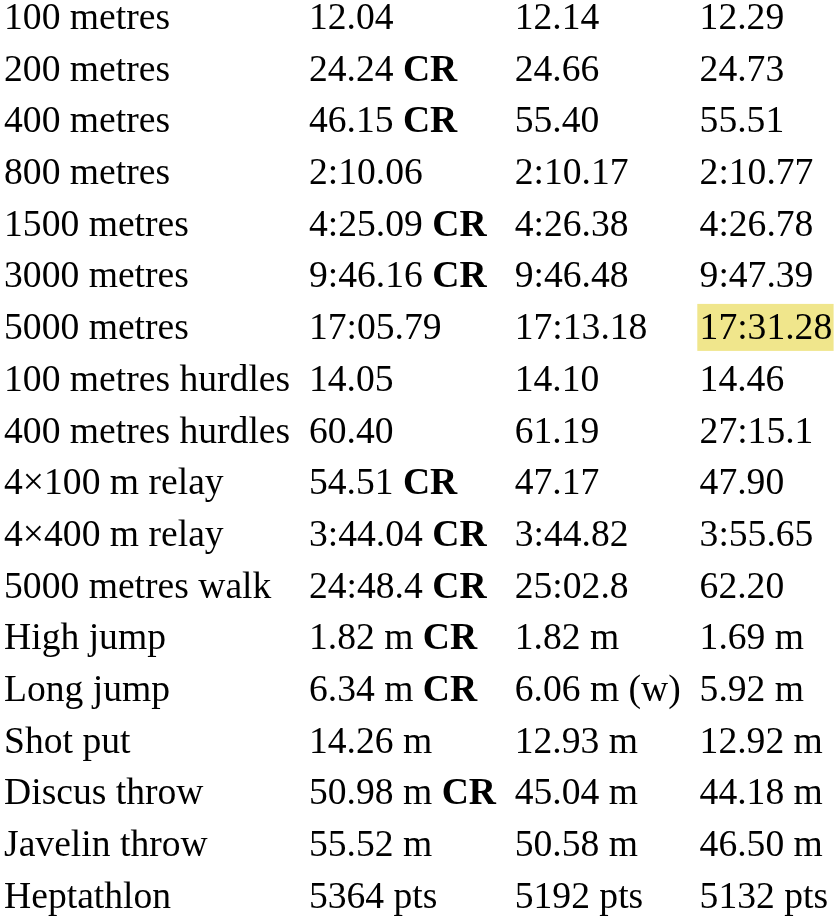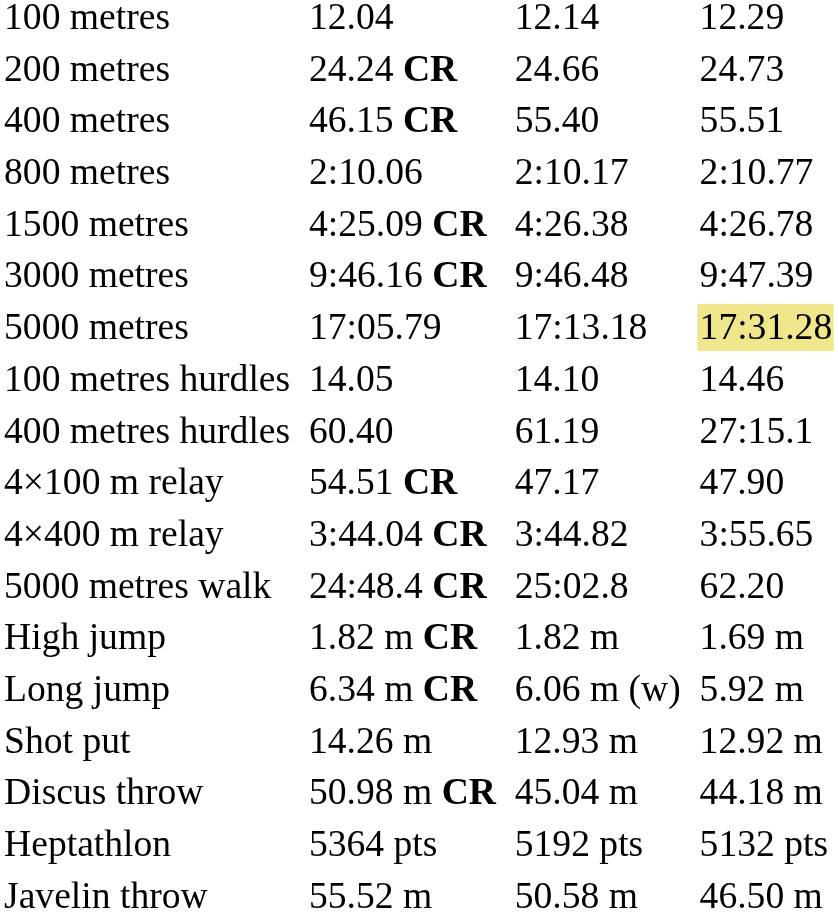rows swapped: (106, 843) <-> (88, 895)
